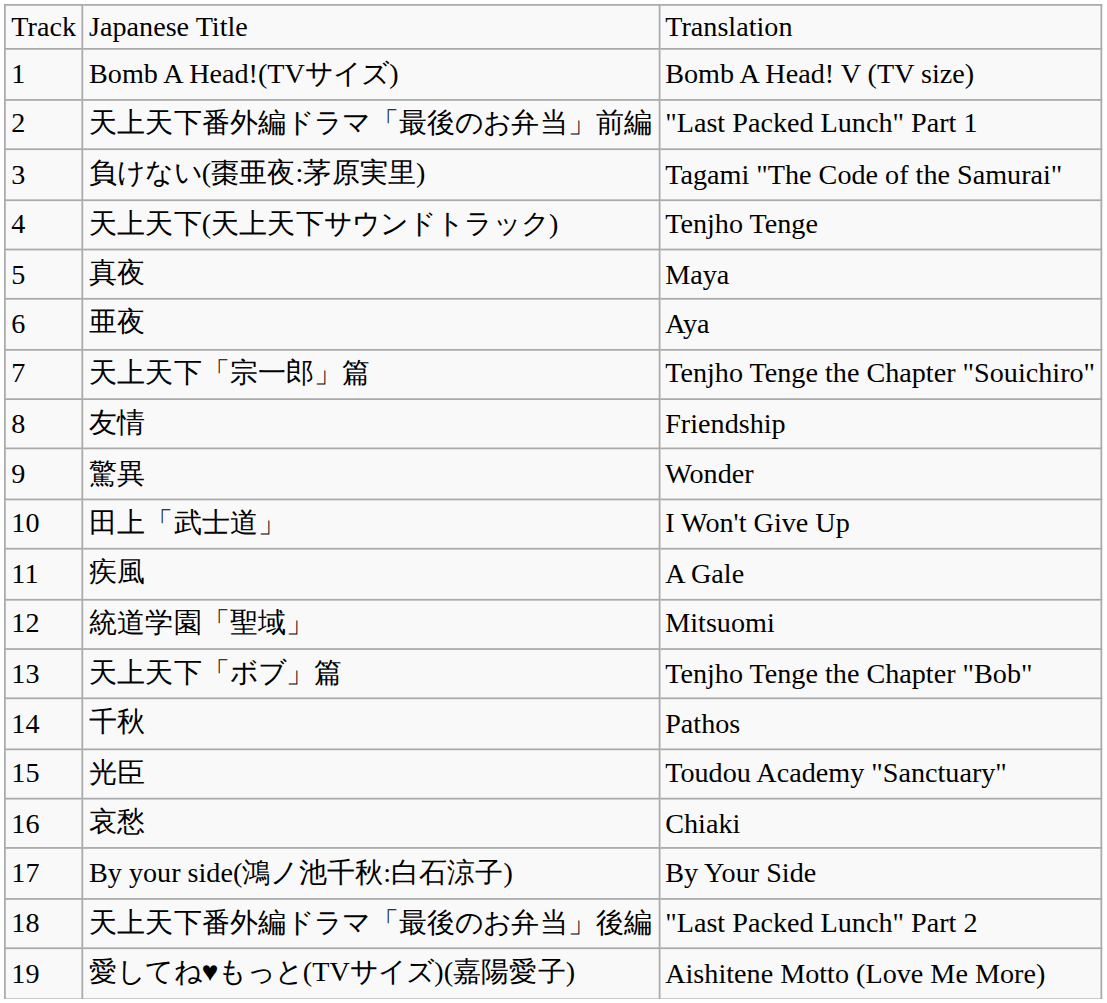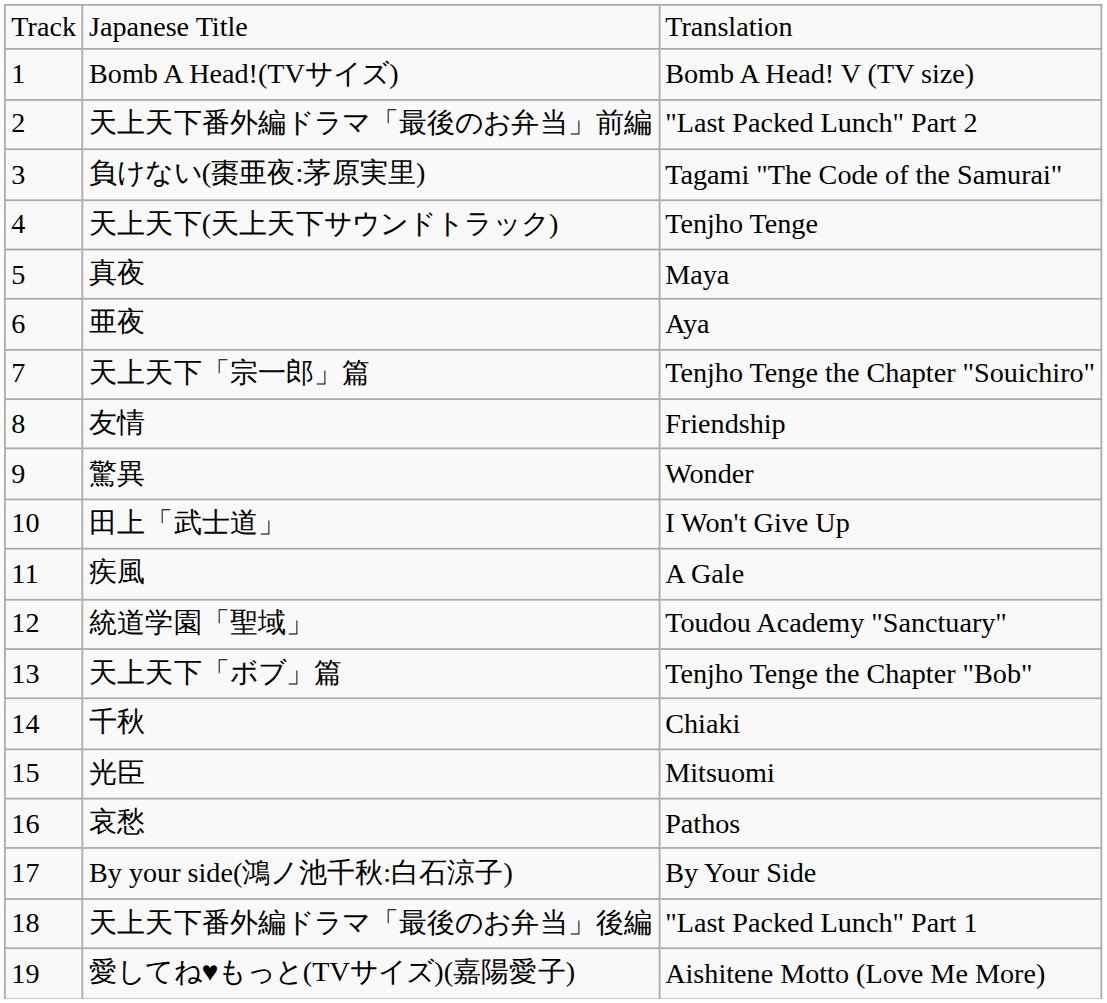(821, 124) "Last Packed Lunch" Part 1 -> (821, 124) "Last Packed Lunch" Part 2
(720, 623) Mitsuomi -> (836, 623) Toudou Academy "Sanctuary"
(703, 723) Pathos -> (703, 723) Chiaki
(836, 773) Toudou Academy "Sanctuary" -> (720, 773) Mitsuomi
(703, 823) Chiaki -> (703, 823) Pathos
(821, 923) "Last Packed Lunch" Part 2 -> (821, 923) "Last Packed Lunch" Part 1
